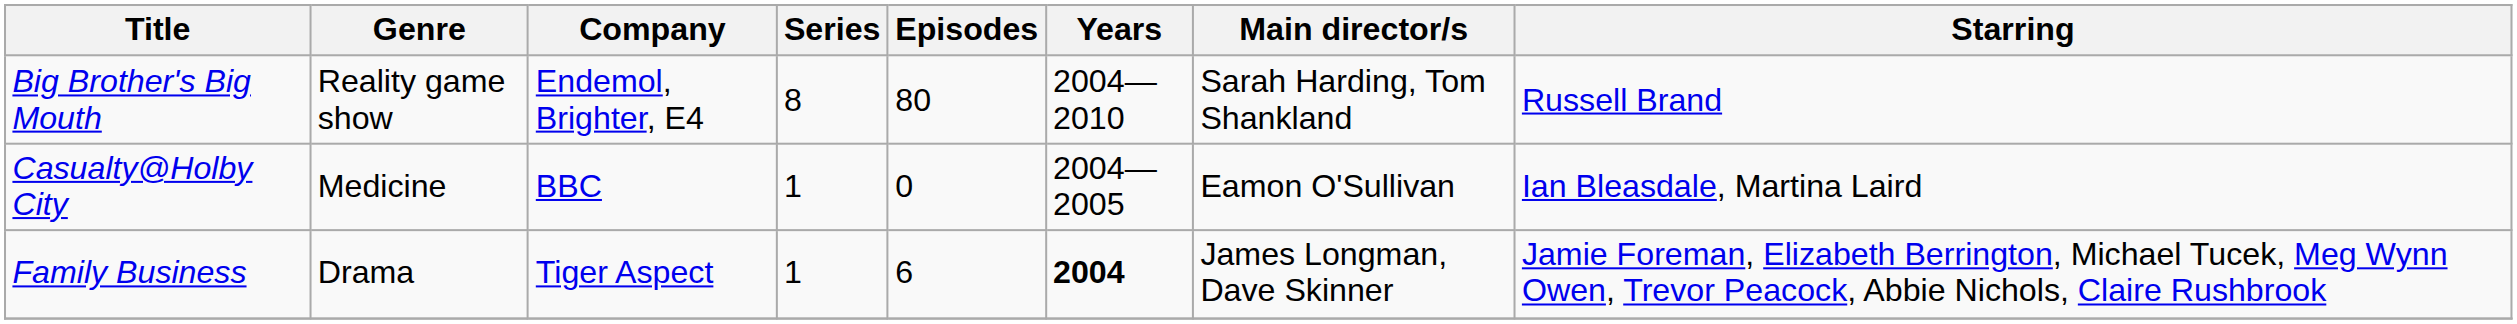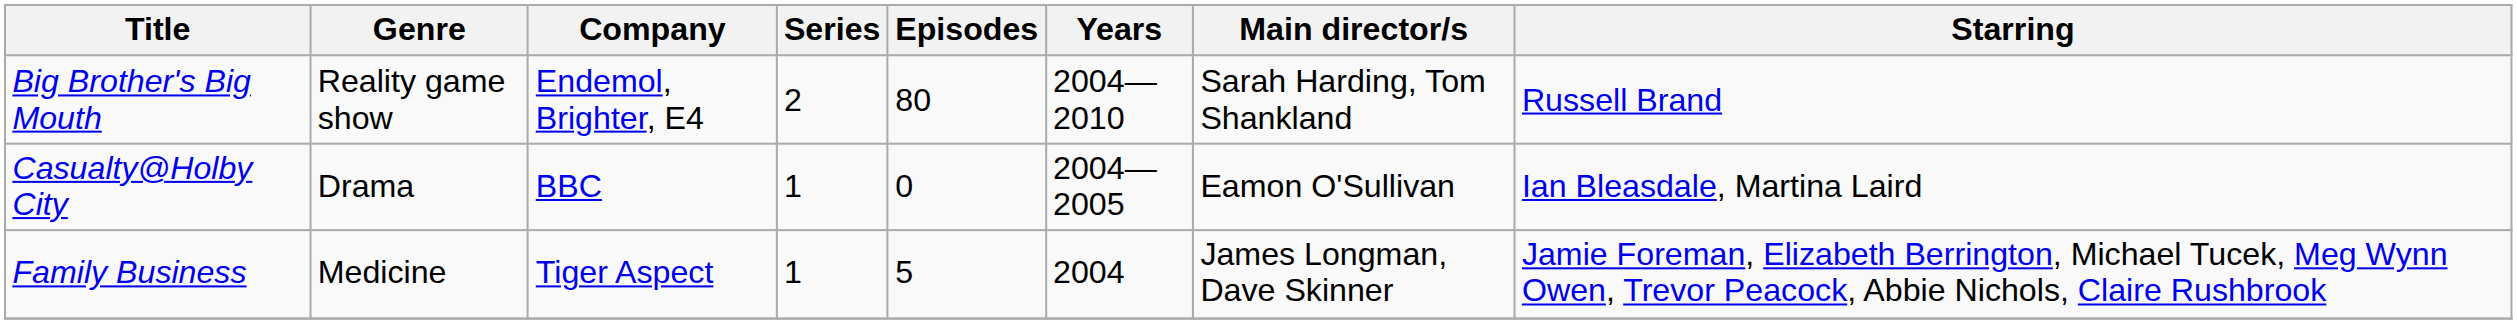(793, 99) 8 -> (793, 99) 2
(382, 186) Medicine -> (366, 186) Drama
(366, 273) Drama -> (382, 273) Medicine
(904, 273) 6 -> (904, 273) 5
(1089, 273) bold -> (1089, 273) normal
